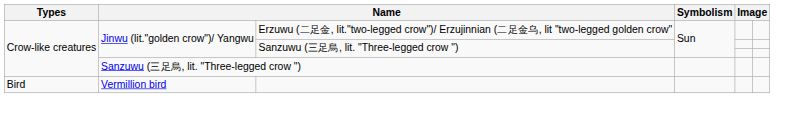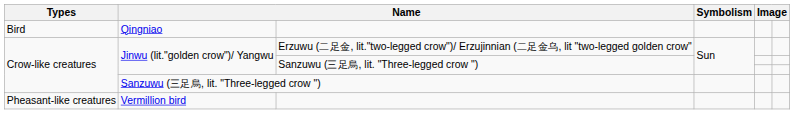+ row: (142, 29)
(16, 84) Bird -> (61, 101) Pheasant-like creatures
